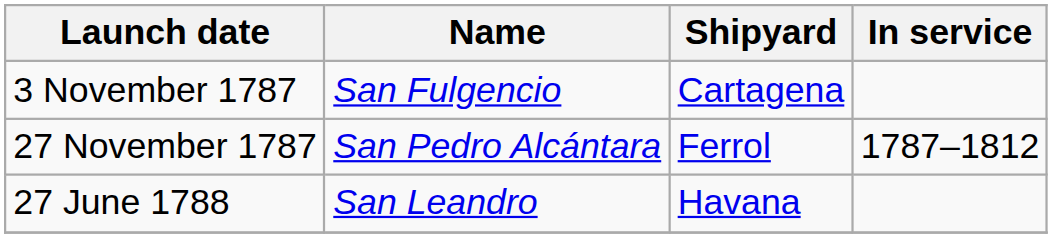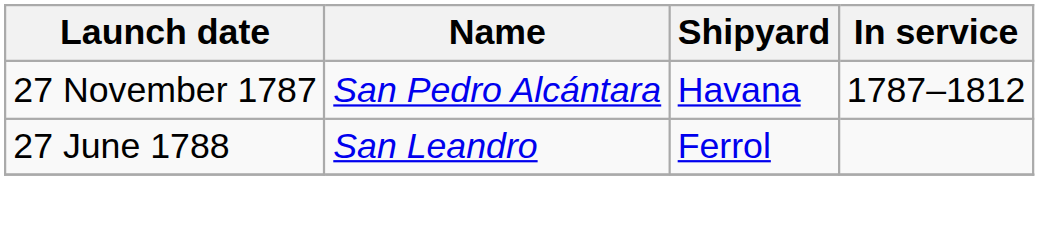- row: (155, 89)
(724, 145) Ferrol -> (739, 89) Havana
(739, 202) Havana -> (724, 145) Ferrol
